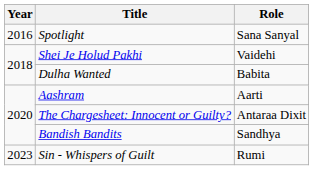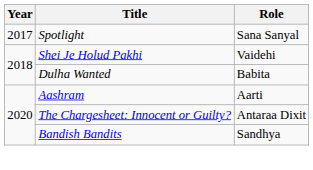(20, 34) 2016 -> (20, 34) 2017
- row: (96, 154)
